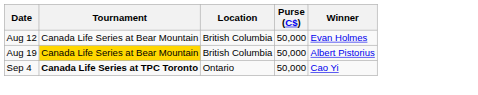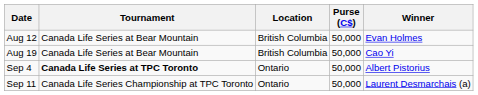(120, 53) gold background -> (120, 53) no background
(343, 53) Albert Pistorius -> (380, 53) Cao Yi
(325, 68) Cao Yi -> (398, 68) Albert Pistorius
+ row: (21, 83)
